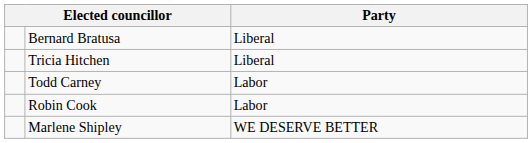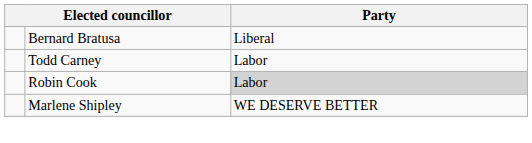- row: (69, 60)
(251, 105) no background -> (251, 82) lightgrey background
